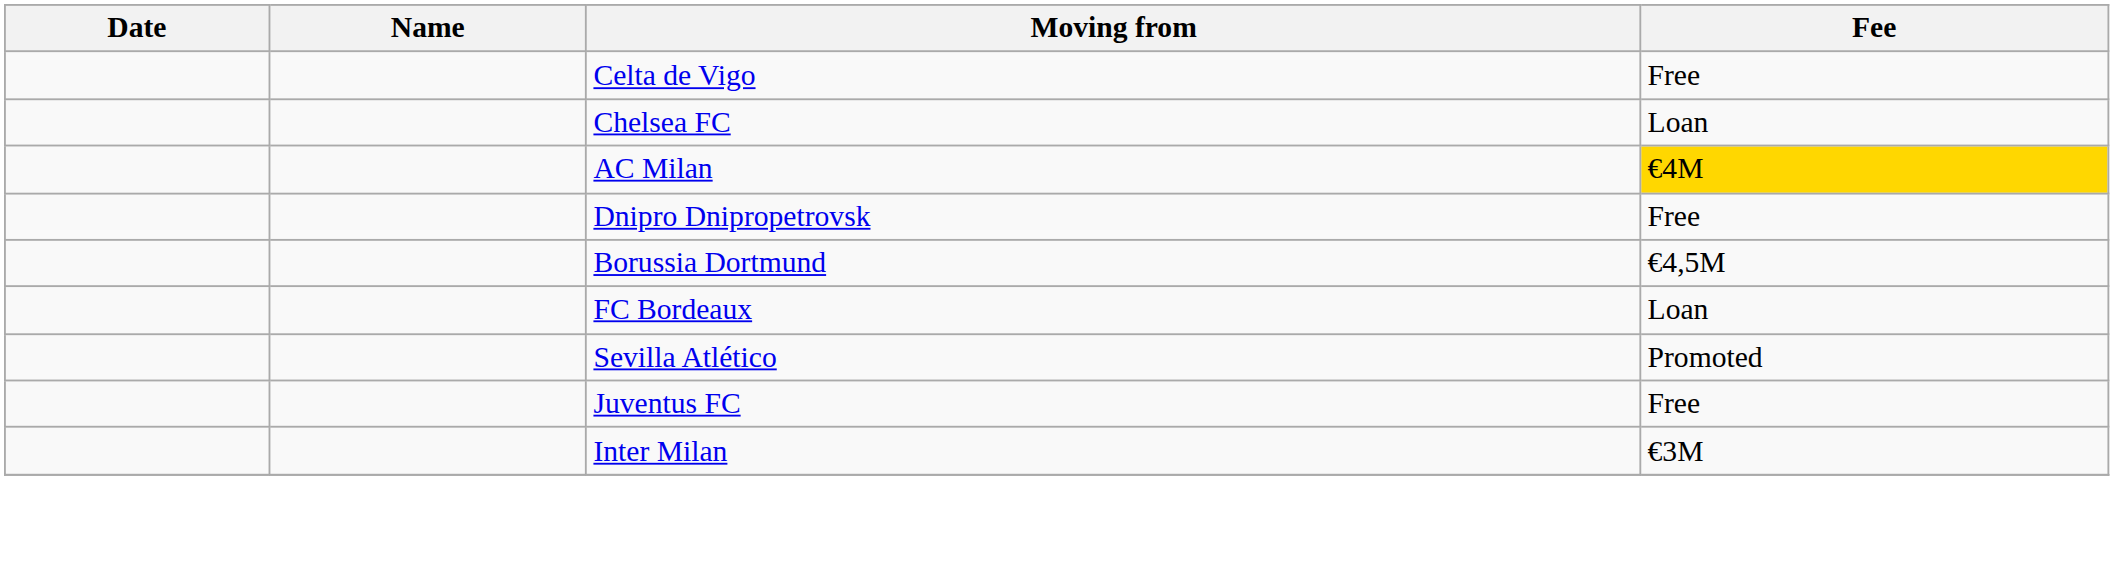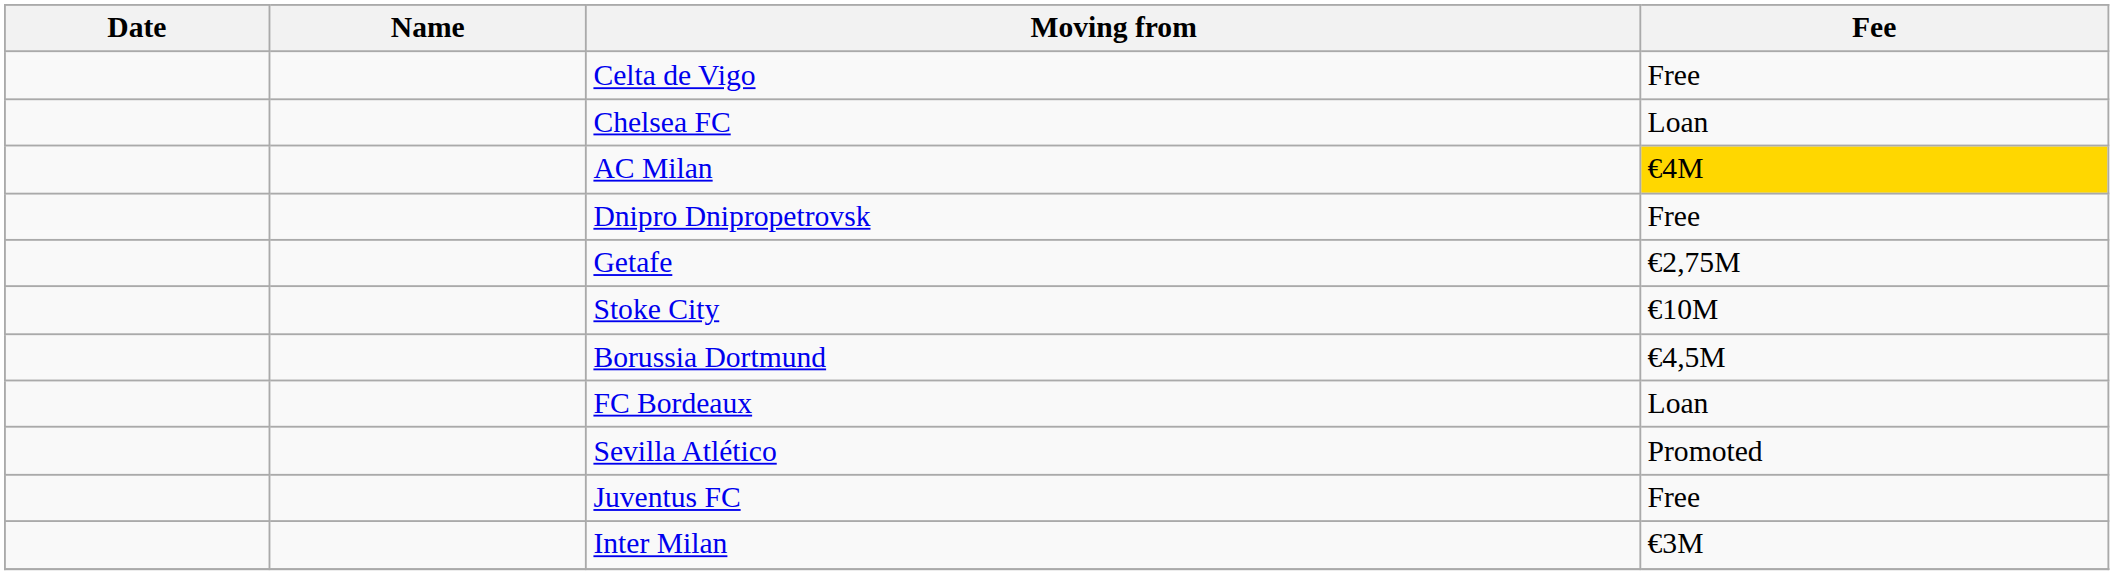+ row: (633, 262)
+ row: (656, 309)
